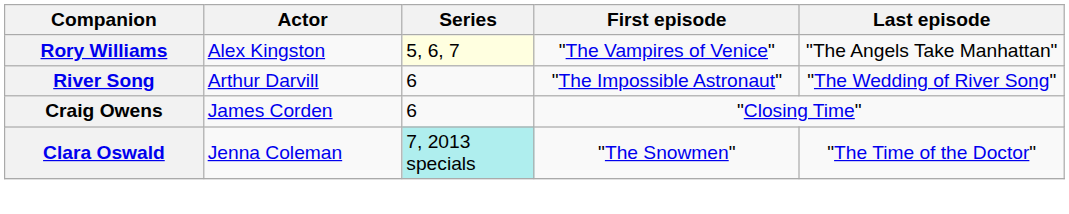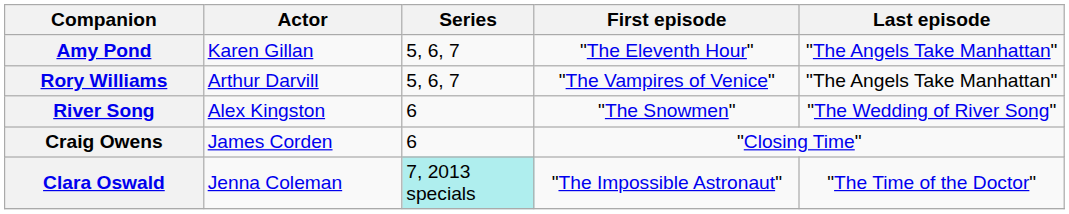+ row: (104, 50)
(266, 50) Alex Kingston -> (263, 80) Arthur Darvill
(433, 50) lightyellow background -> (433, 80) no background
(263, 80) Arthur Darvill -> (266, 111) Alex Kingston
(667, 80) "The Impossible Astronaut" -> (667, 111) "The Snowmen"
(667, 152) "The Snowmen" -> (667, 182) "The Impossible Astronaut"
